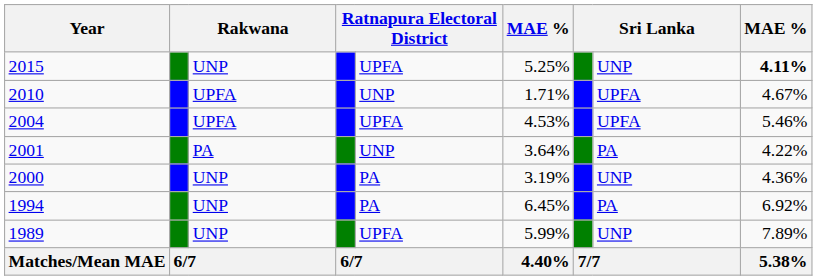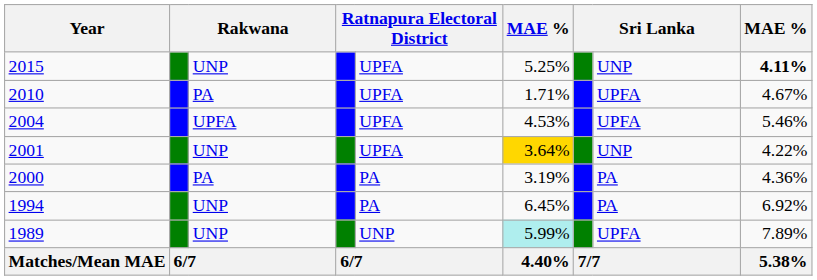(215, 94) UPFA -> (203, 94) PA
(377, 94) UNP -> (381, 94) UPFA
(203, 149) PA -> (210, 149) UNP
(377, 149) UNP -> (381, 149) UPFA
(547, 149) no background -> (547, 149) gold background
(607, 149) PA -> (615, 149) UNP
(210, 177) UNP -> (203, 177) PA
(615, 177) UNP -> (607, 177) PA
(381, 233) UPFA -> (377, 233) UNP
(547, 233) no background -> (547, 233) paleturquoise background
(615, 233) UNP -> (619, 233) UPFA
